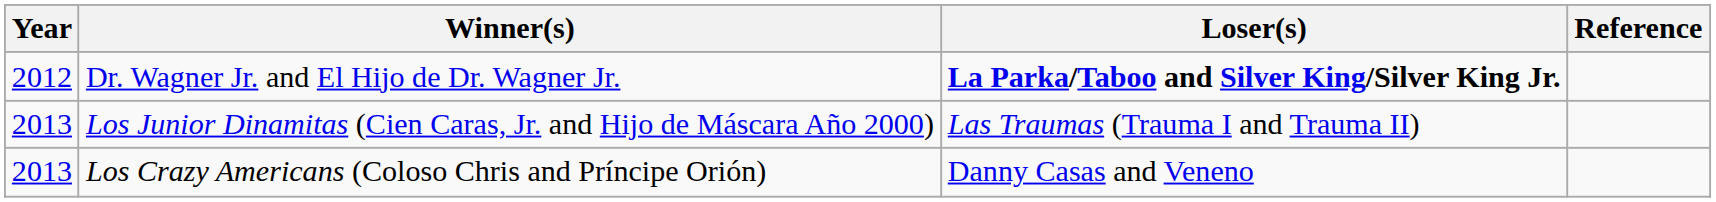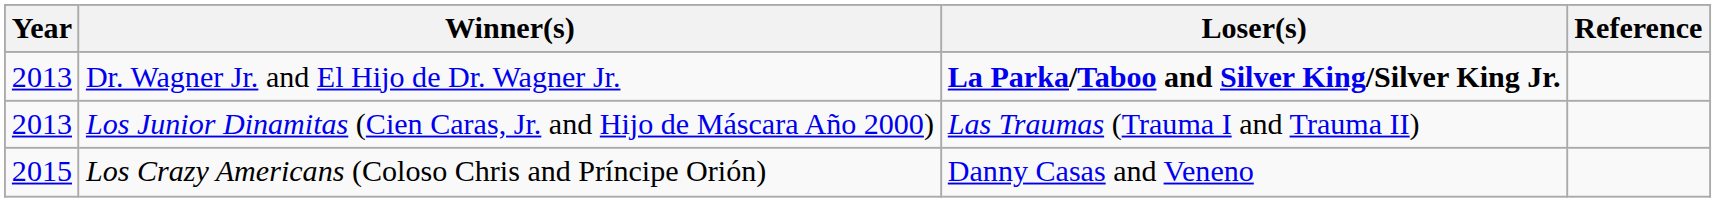(42, 76) 2012 -> (42, 76) 2013
(42, 171) 2013 -> (42, 171) 2015
